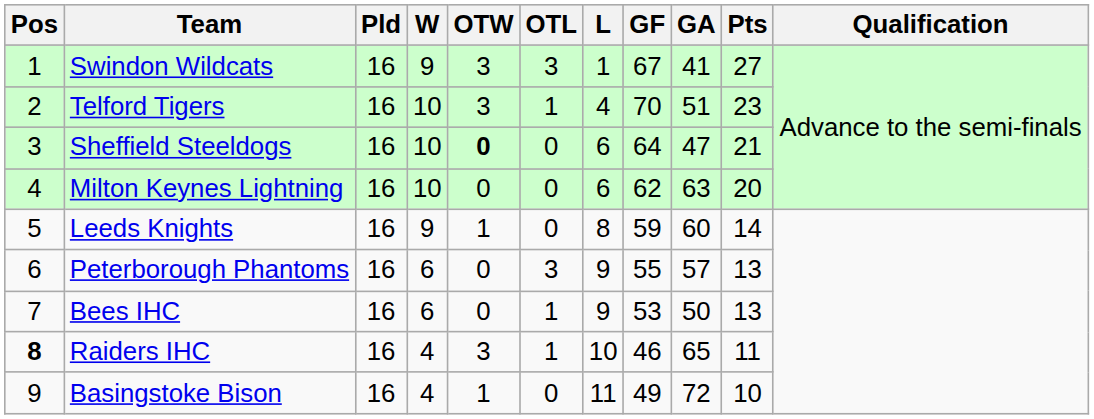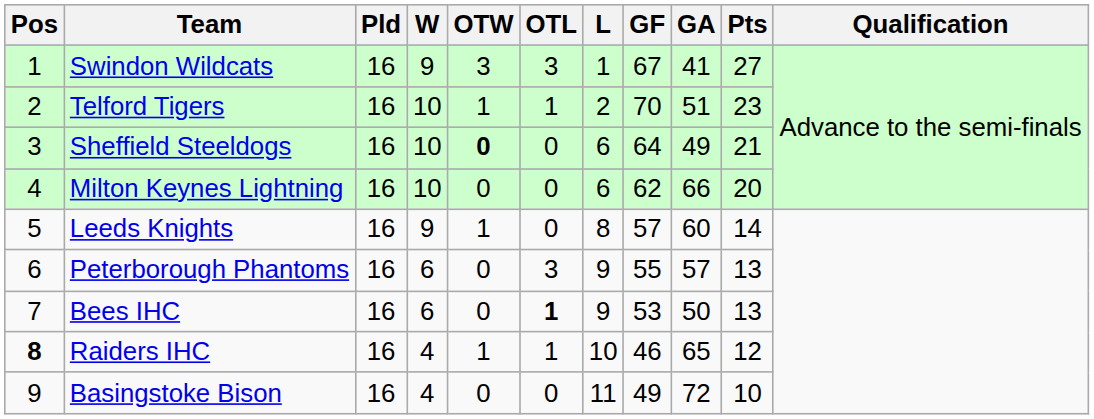(484, 106) 3 -> (484, 106) 1
(603, 106) 4 -> (603, 106) 2
(696, 147) 47 -> (696, 147) 49
(696, 188) 63 -> (696, 188) 66
(647, 229) 59 -> (647, 229) 57
(551, 310) normal -> (551, 310) bold
(484, 351) 3 -> (484, 351) 1
(748, 351) 11 -> (748, 351) 12
(484, 392) 1 -> (484, 392) 0
